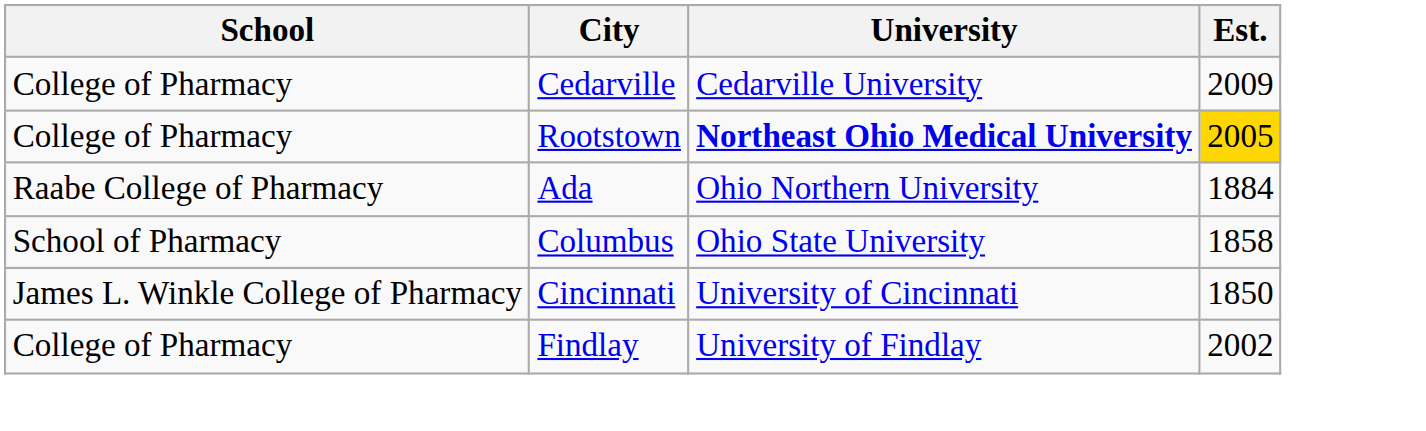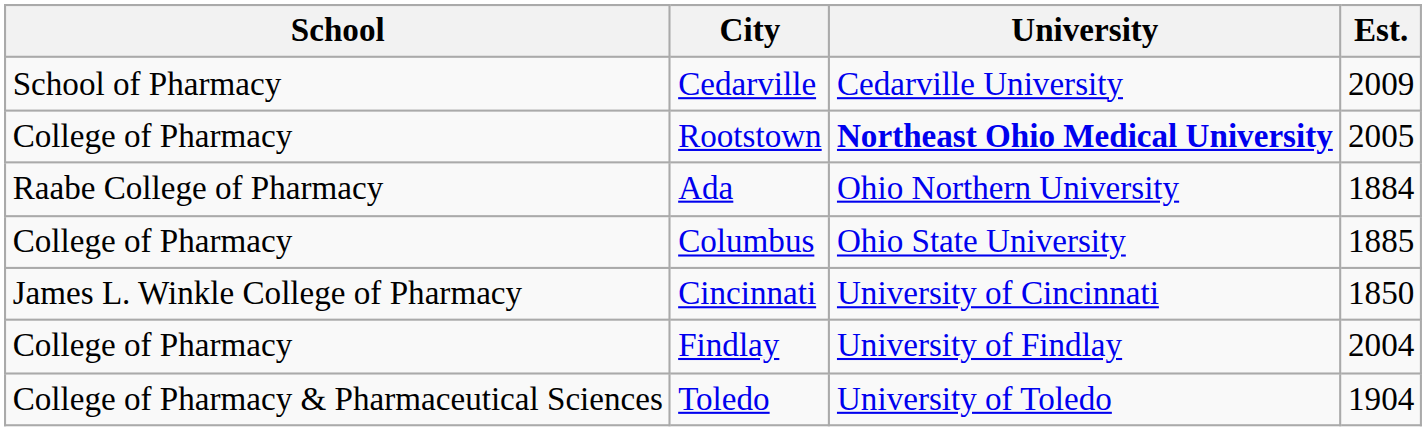(152, 83) College of Pharmacy -> (147, 83) School of Pharmacy
(1240, 135) gold background -> (1381, 135) no background
(147, 240) School of Pharmacy -> (152, 240) College of Pharmacy
(1240, 240) 1858 -> (1381, 240) 1885
(1240, 345) 2002 -> (1381, 345) 2004
+ row: (724, 398)
